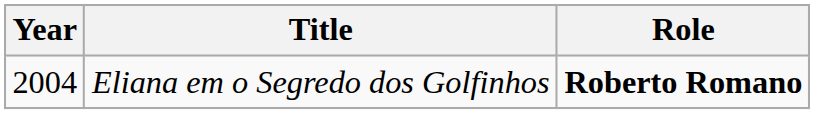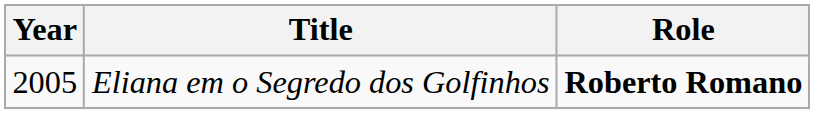(45, 81) 2004 -> (45, 81) 2005
